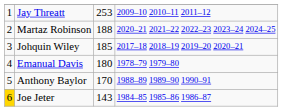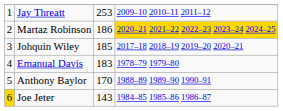(104, 30) 188 -> (104, 30) 186
(196, 30) no background -> (196, 30) gold background
(104, 64) 180 -> (104, 64) 183
